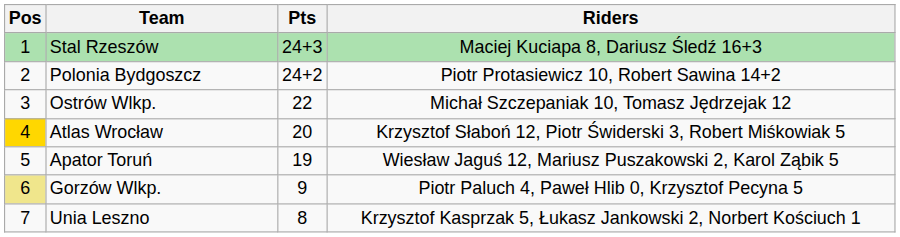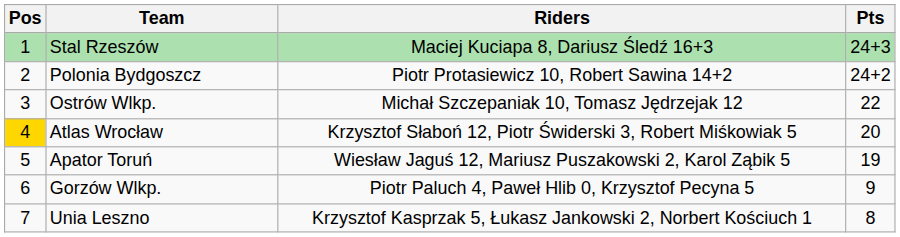columns swapped: (302, 18) <-> (611, 18)
(25, 189) khaki background -> (25, 189) no background
